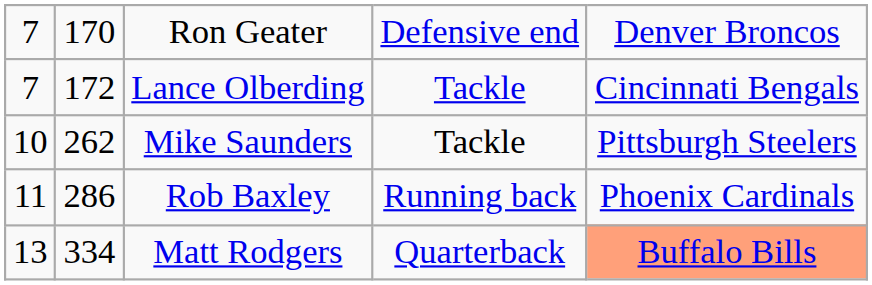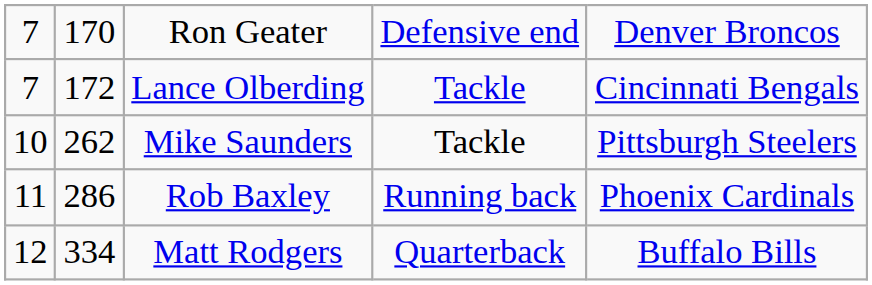(30, 251) 13 -> (30, 251) 12
(727, 251) lightsalmon background -> (727, 251) no background
